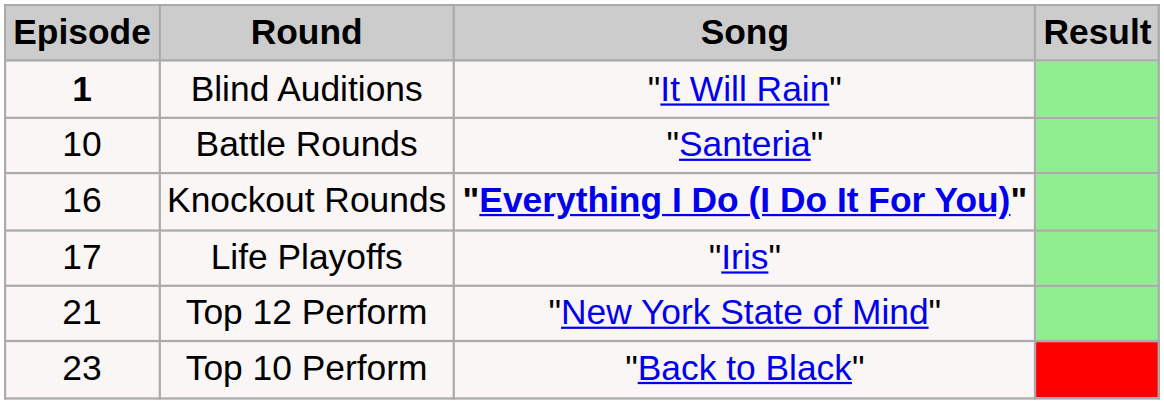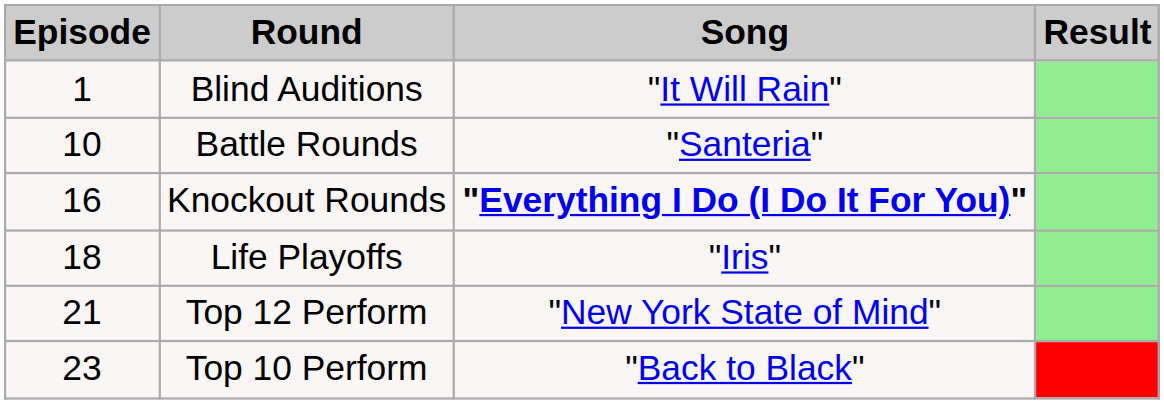(82, 88) bold -> (82, 88) normal
(82, 256) 17 -> (82, 256) 18
